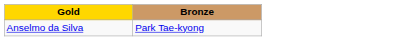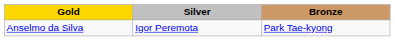+ column: (197, 12)
